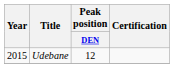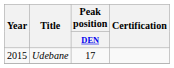(90, 55) 12 -> (90, 55) 17
